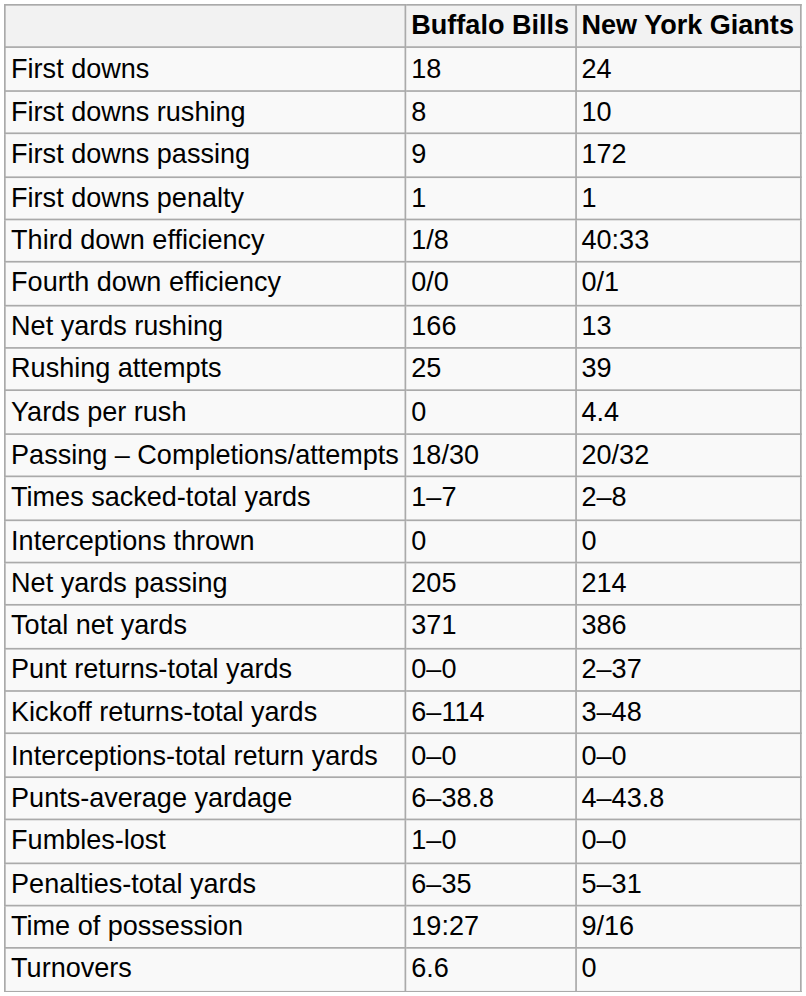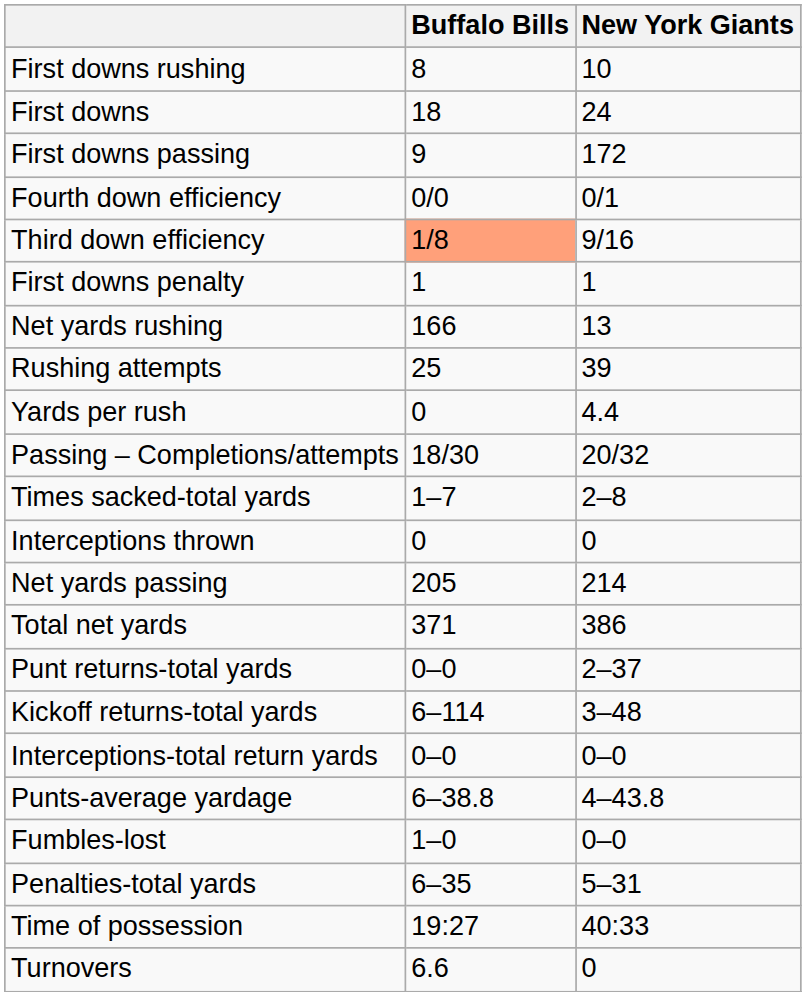rows swapped: (80, 68) <-> (128, 111)
rows swapped: (128, 197) <-> (146, 283)
(430, 240) no background -> (430, 240) lightsalmon background
(615, 240) 40:33 -> (608, 240) 9/16
(608, 926) 9/16 -> (615, 926) 40:33
